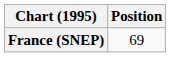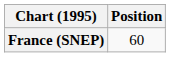(137, 39) 69 -> (137, 39) 60
